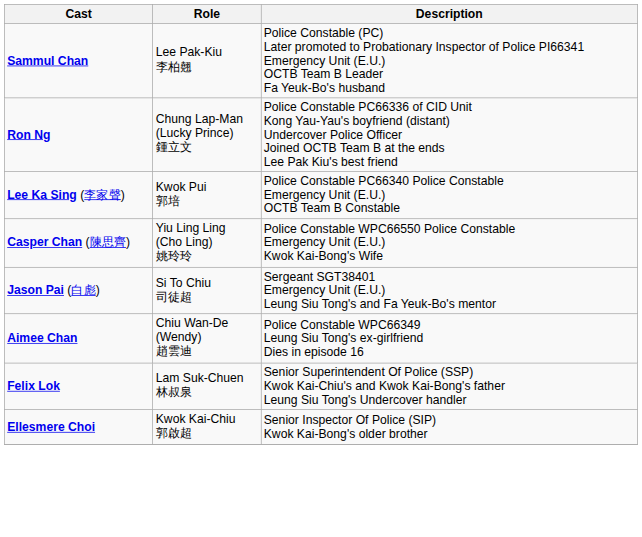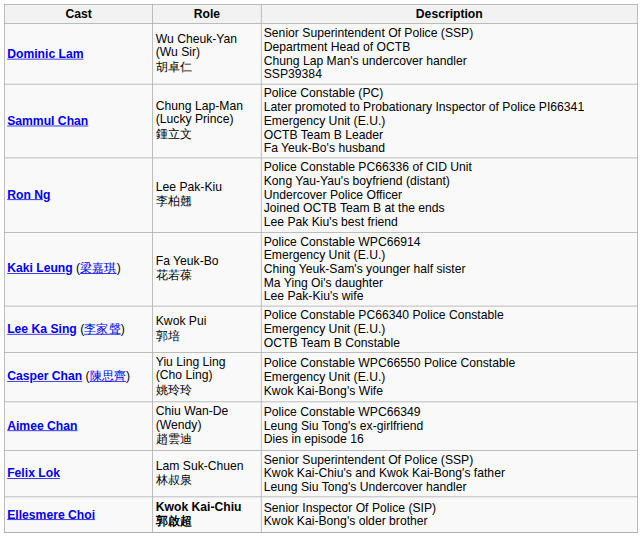+ row: (45, 53)
(189, 60) Lee Pak-Kiu 李柏翹 -> (199, 120) Chung Lap-Man (Lucky Prince) 鍾立文
(199, 134) Chung Lap-Man (Lucky Prince) 鍾立文 -> (189, 194) Lee Pak-Kiu 李柏翹
+ row: (64, 268)
- row: (53, 290)
(196, 426) normal -> (199, 514) bold
